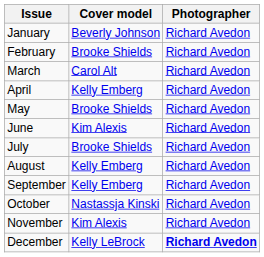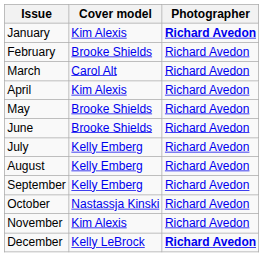(116, 33) Beverly Johnson -> (99, 33) Kim Alexis
(208, 33) normal -> (210, 33) bold
(107, 90) Kelly Emberg -> (99, 90) Kim Alexis
(99, 128) Kim Alexis -> (112, 128) Brooke Shields
(112, 147) Brooke Shields -> (107, 147) Kelly Emberg
